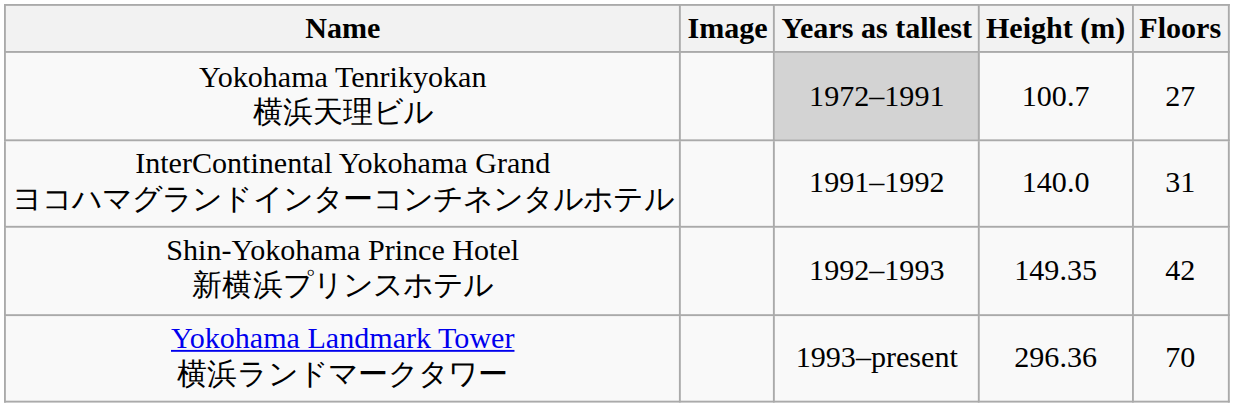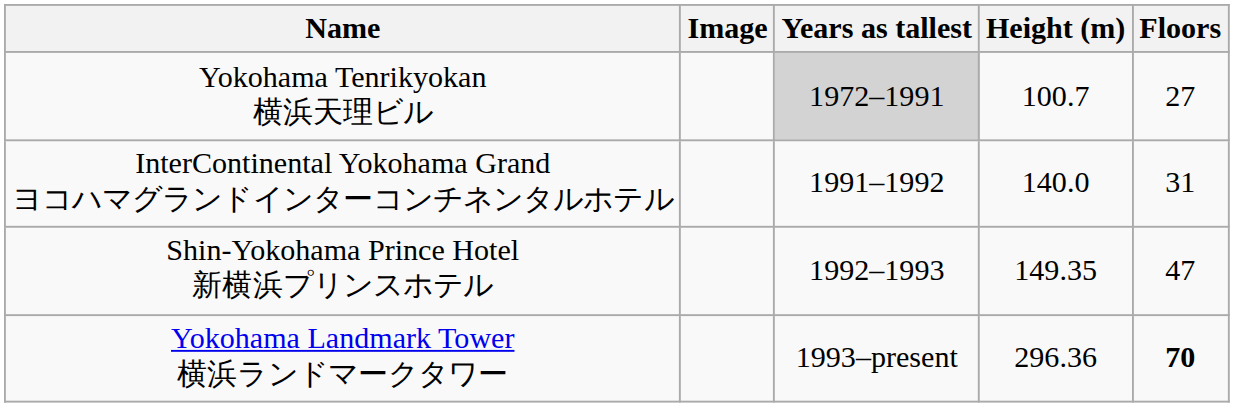(1180, 270) 42 -> (1180, 270) 47
(1180, 357) normal -> (1180, 357) bold
